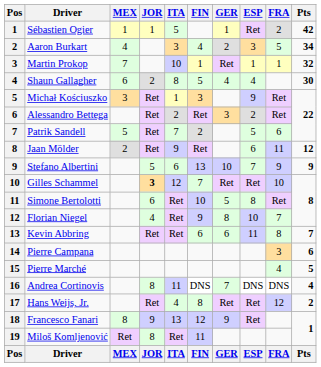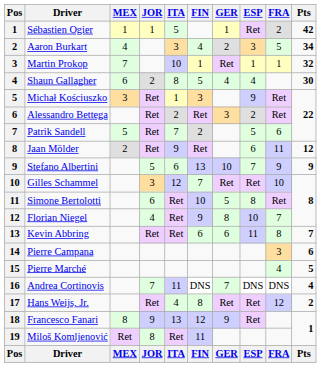(152, 183) bold -> (152, 183) normal
(152, 285) 8 -> (152, 285) 7
